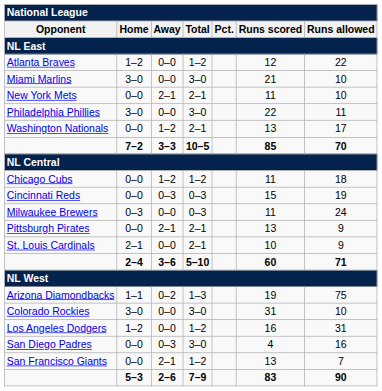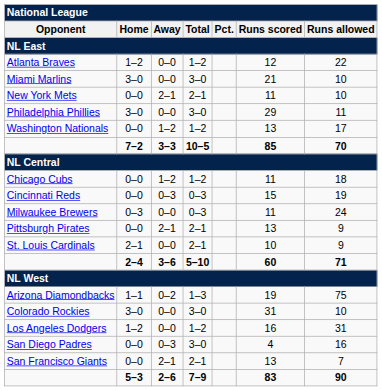(270, 112) 22 -> (270, 112) 29
(198, 129) 2–1 -> (198, 129) 1–2
(198, 361) 1–2 -> (198, 361) 2–1
